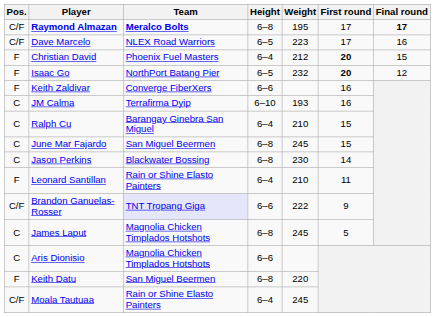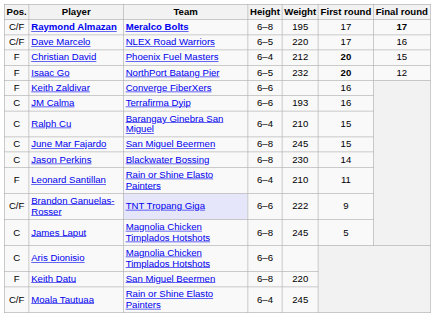(300, 42) 223 -> (300, 42) 220
(265, 103) 6–10 -> (265, 103) 6–6
